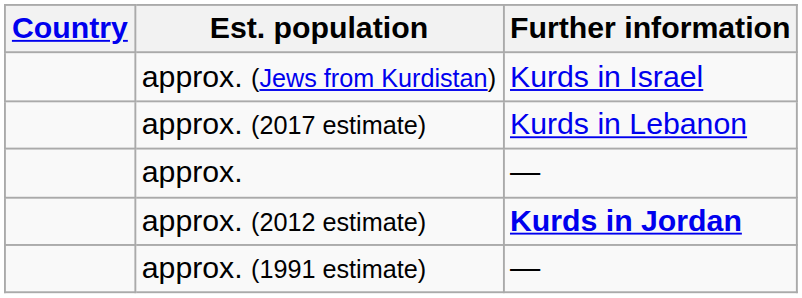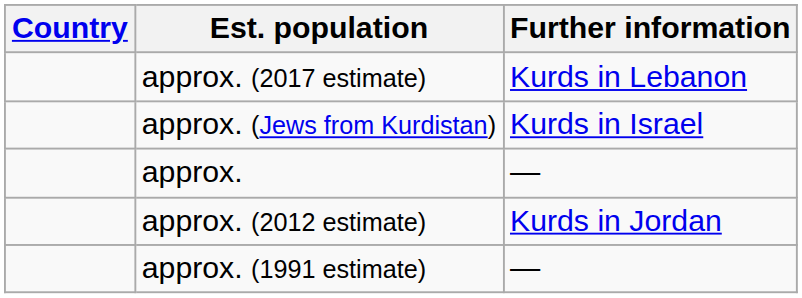rows swapped: (284, 124) <-> (319, 76)
(626, 220) bold -> (616, 220) normal
